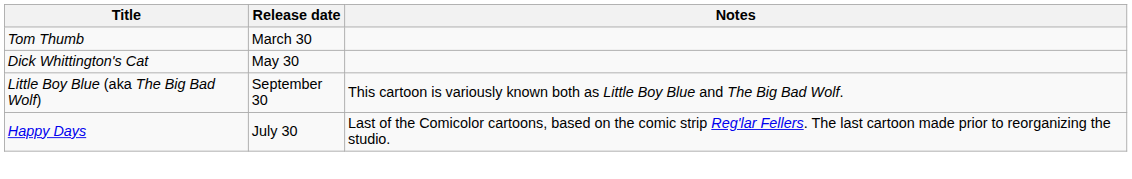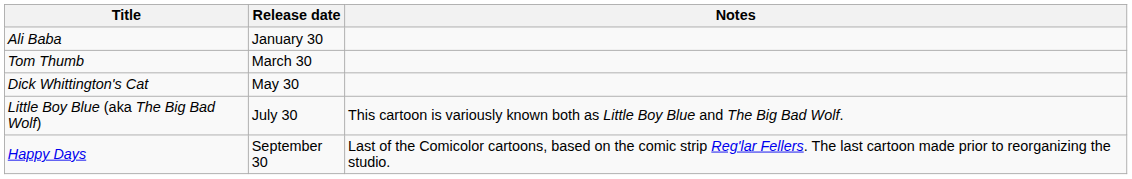+ row: (35, 38)
(287, 92) September 30 -> (275, 115) July 30
(275, 131) July 30 -> (287, 154) September 30
